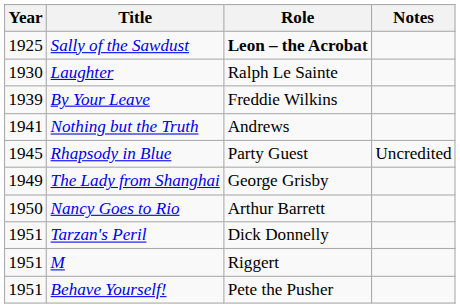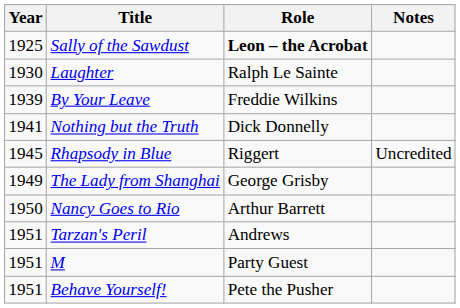(259, 126) Andrews -> (278, 126) Dick Donnelly
(268, 153) Party Guest -> (253, 153) Riggert
(278, 235) Dick Donnelly -> (259, 235) Andrews
(253, 262) Riggert -> (268, 262) Party Guest
